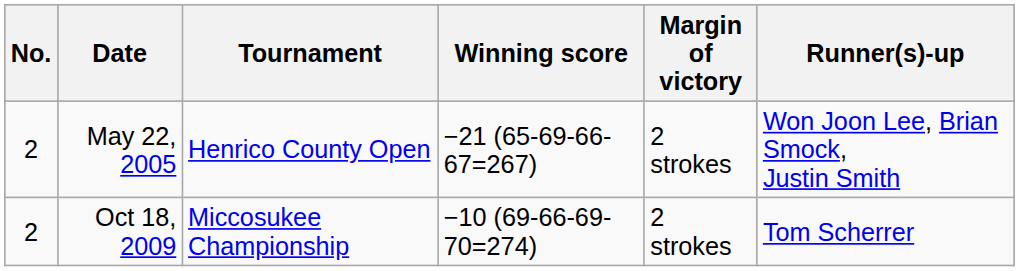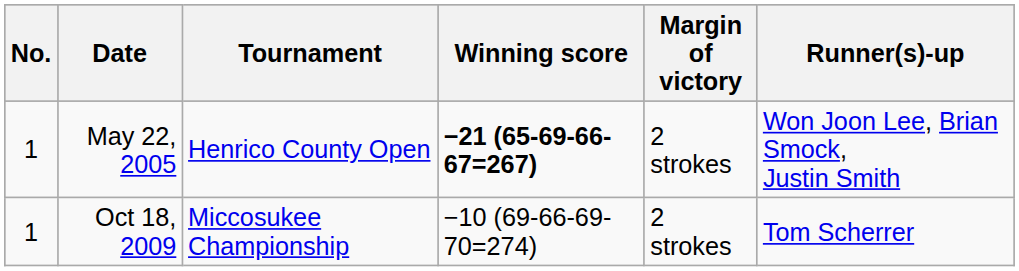(31, 150) 2 -> (31, 150) 1
(528, 150) normal -> (528, 150) bold
(31, 232) 2 -> (31, 232) 1
